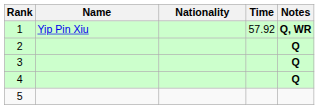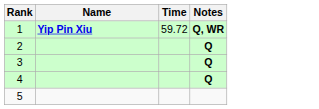- column: (202, 12)
(63, 29) normal -> (65, 29) bold
(262, 29) 57.92 -> (174, 29) 59.72
